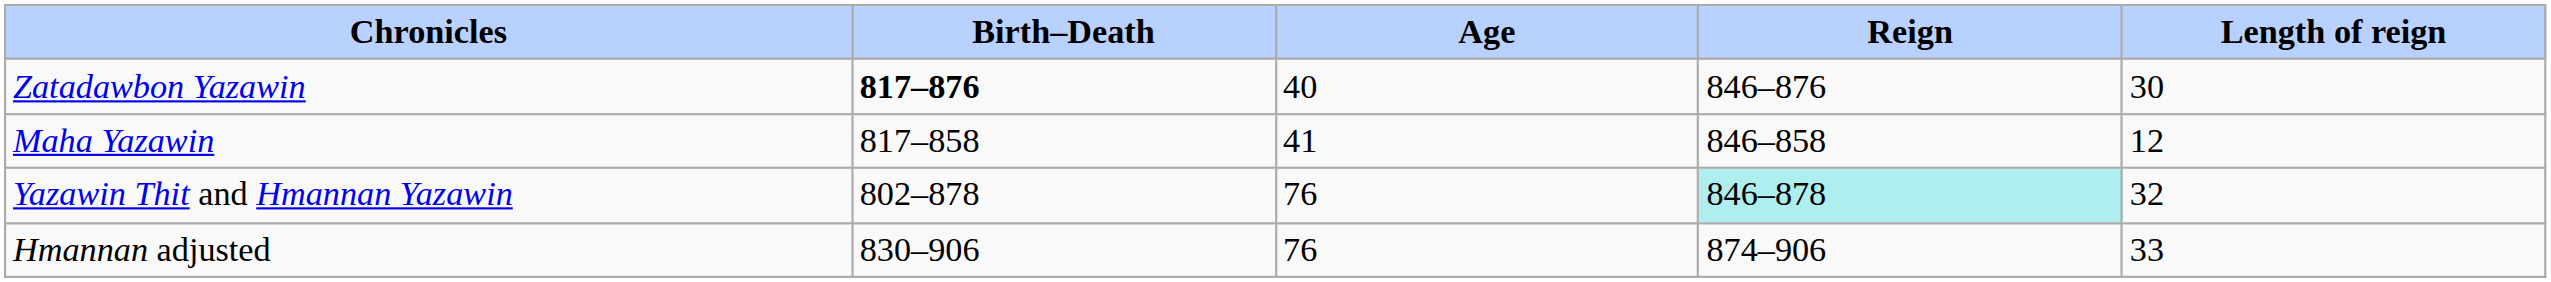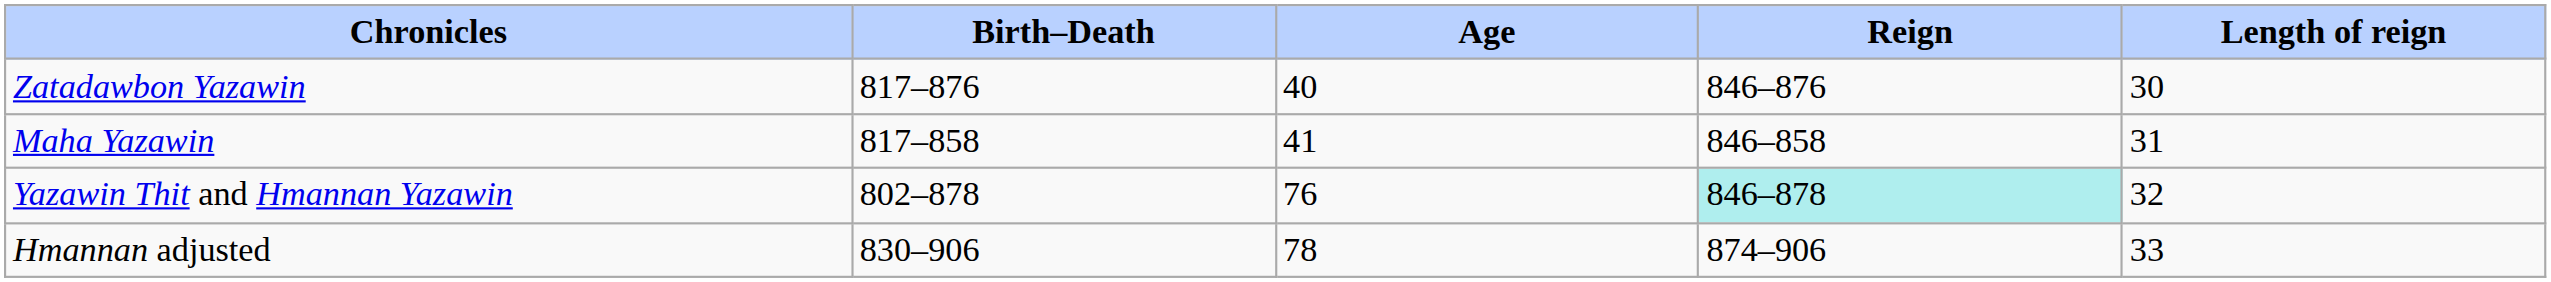(920, 85) bold -> (920, 85) normal
(2147, 140) 12 -> (2147, 140) 31
(1300, 248) 76 -> (1300, 248) 78
